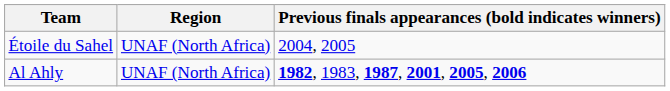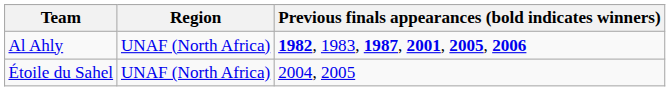rows swapped: (61, 45) <-> (36, 72)
